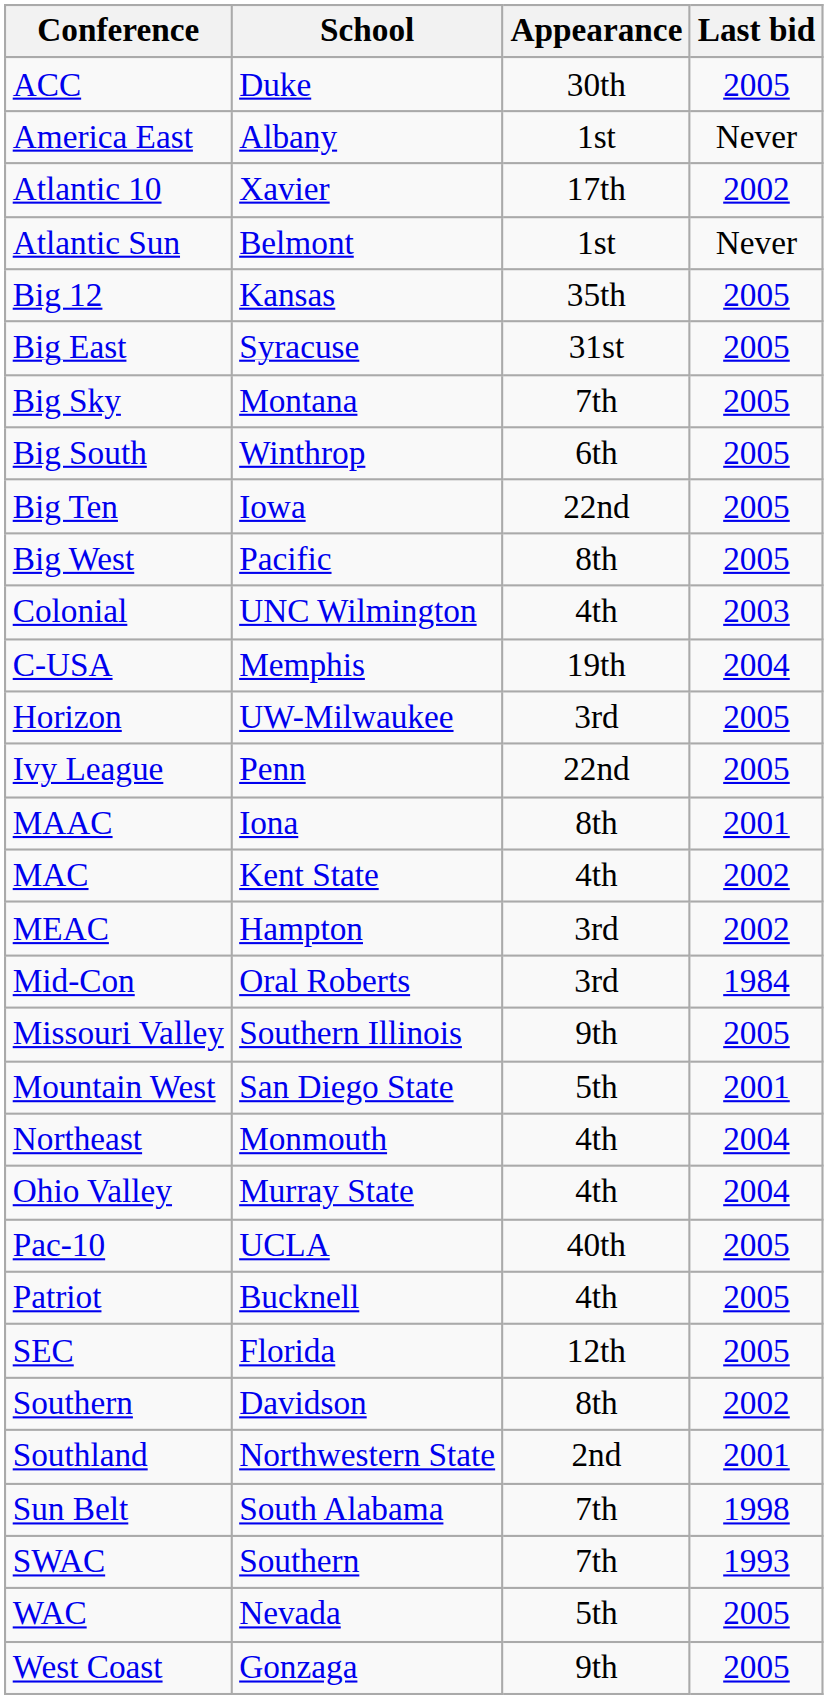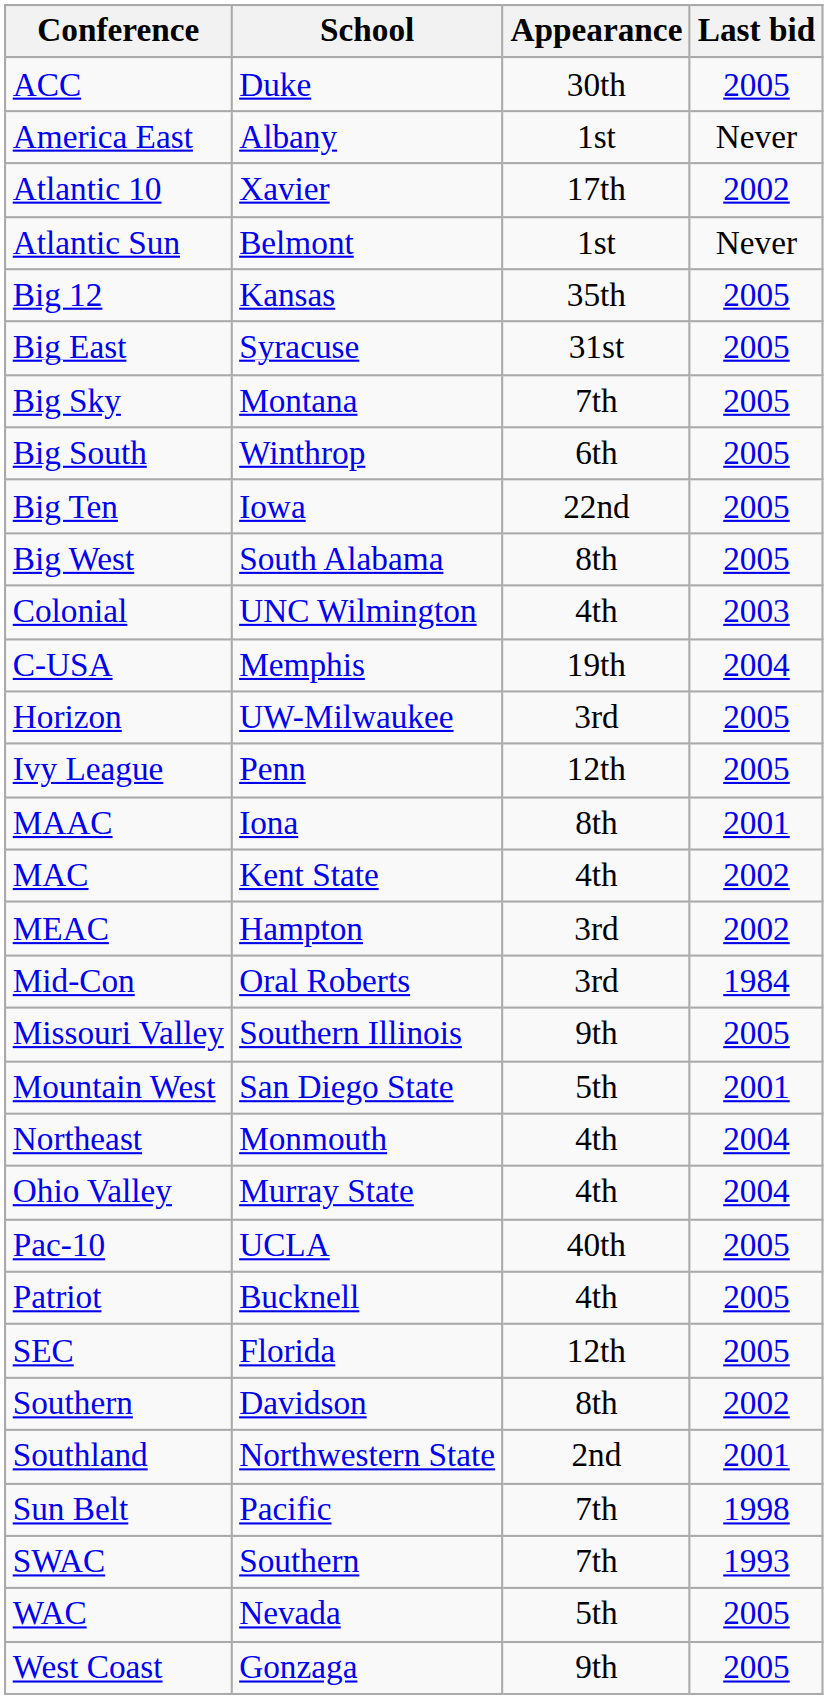(285, 558) Pacific -> (341, 558) South Alabama
(596, 769) 22nd -> (596, 769) 12th
(341, 1508) South Alabama -> (285, 1508) Pacific
